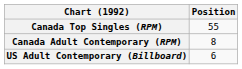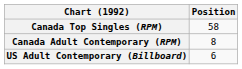(214, 27) 55 -> (214, 27) 58
